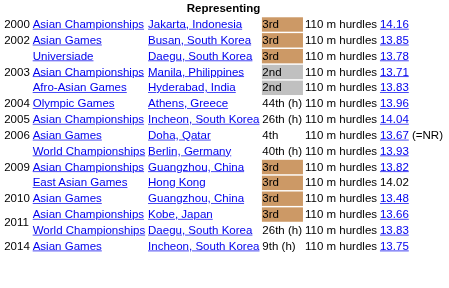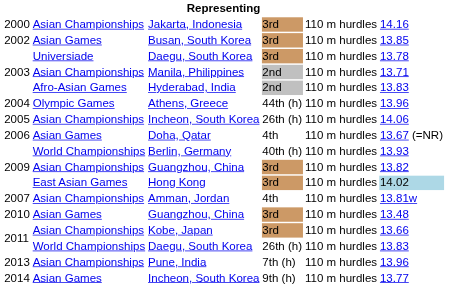(394, 119) 14.04 -> (394, 119) 14.06
(394, 183) no background -> (394, 183) lightblue background
+ row: (17, 198)
+ row: (17, 262)
(394, 246) 13.75 -> (394, 278) 13.77
